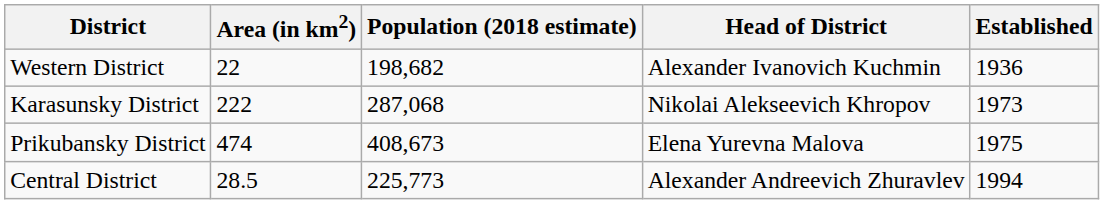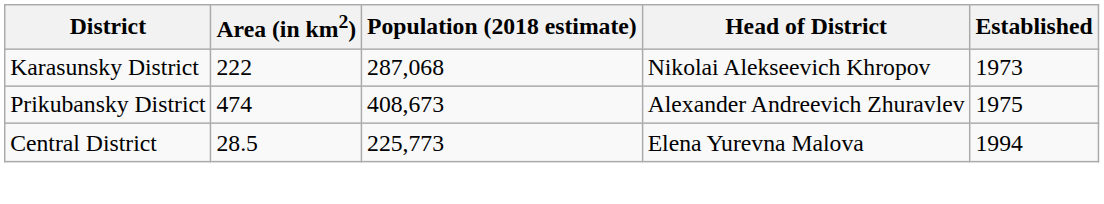- row: (87, 67)
(756, 142) Elena Yurevna Malova -> (806, 104) Alexander Andreevich Zhuravlev
(806, 179) Alexander Andreevich Zhuravlev -> (756, 142) Elena Yurevna Malova
